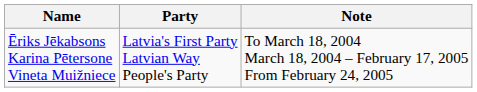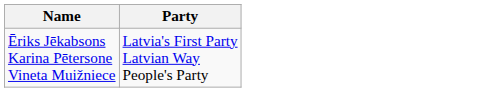- column: (356, 16)
